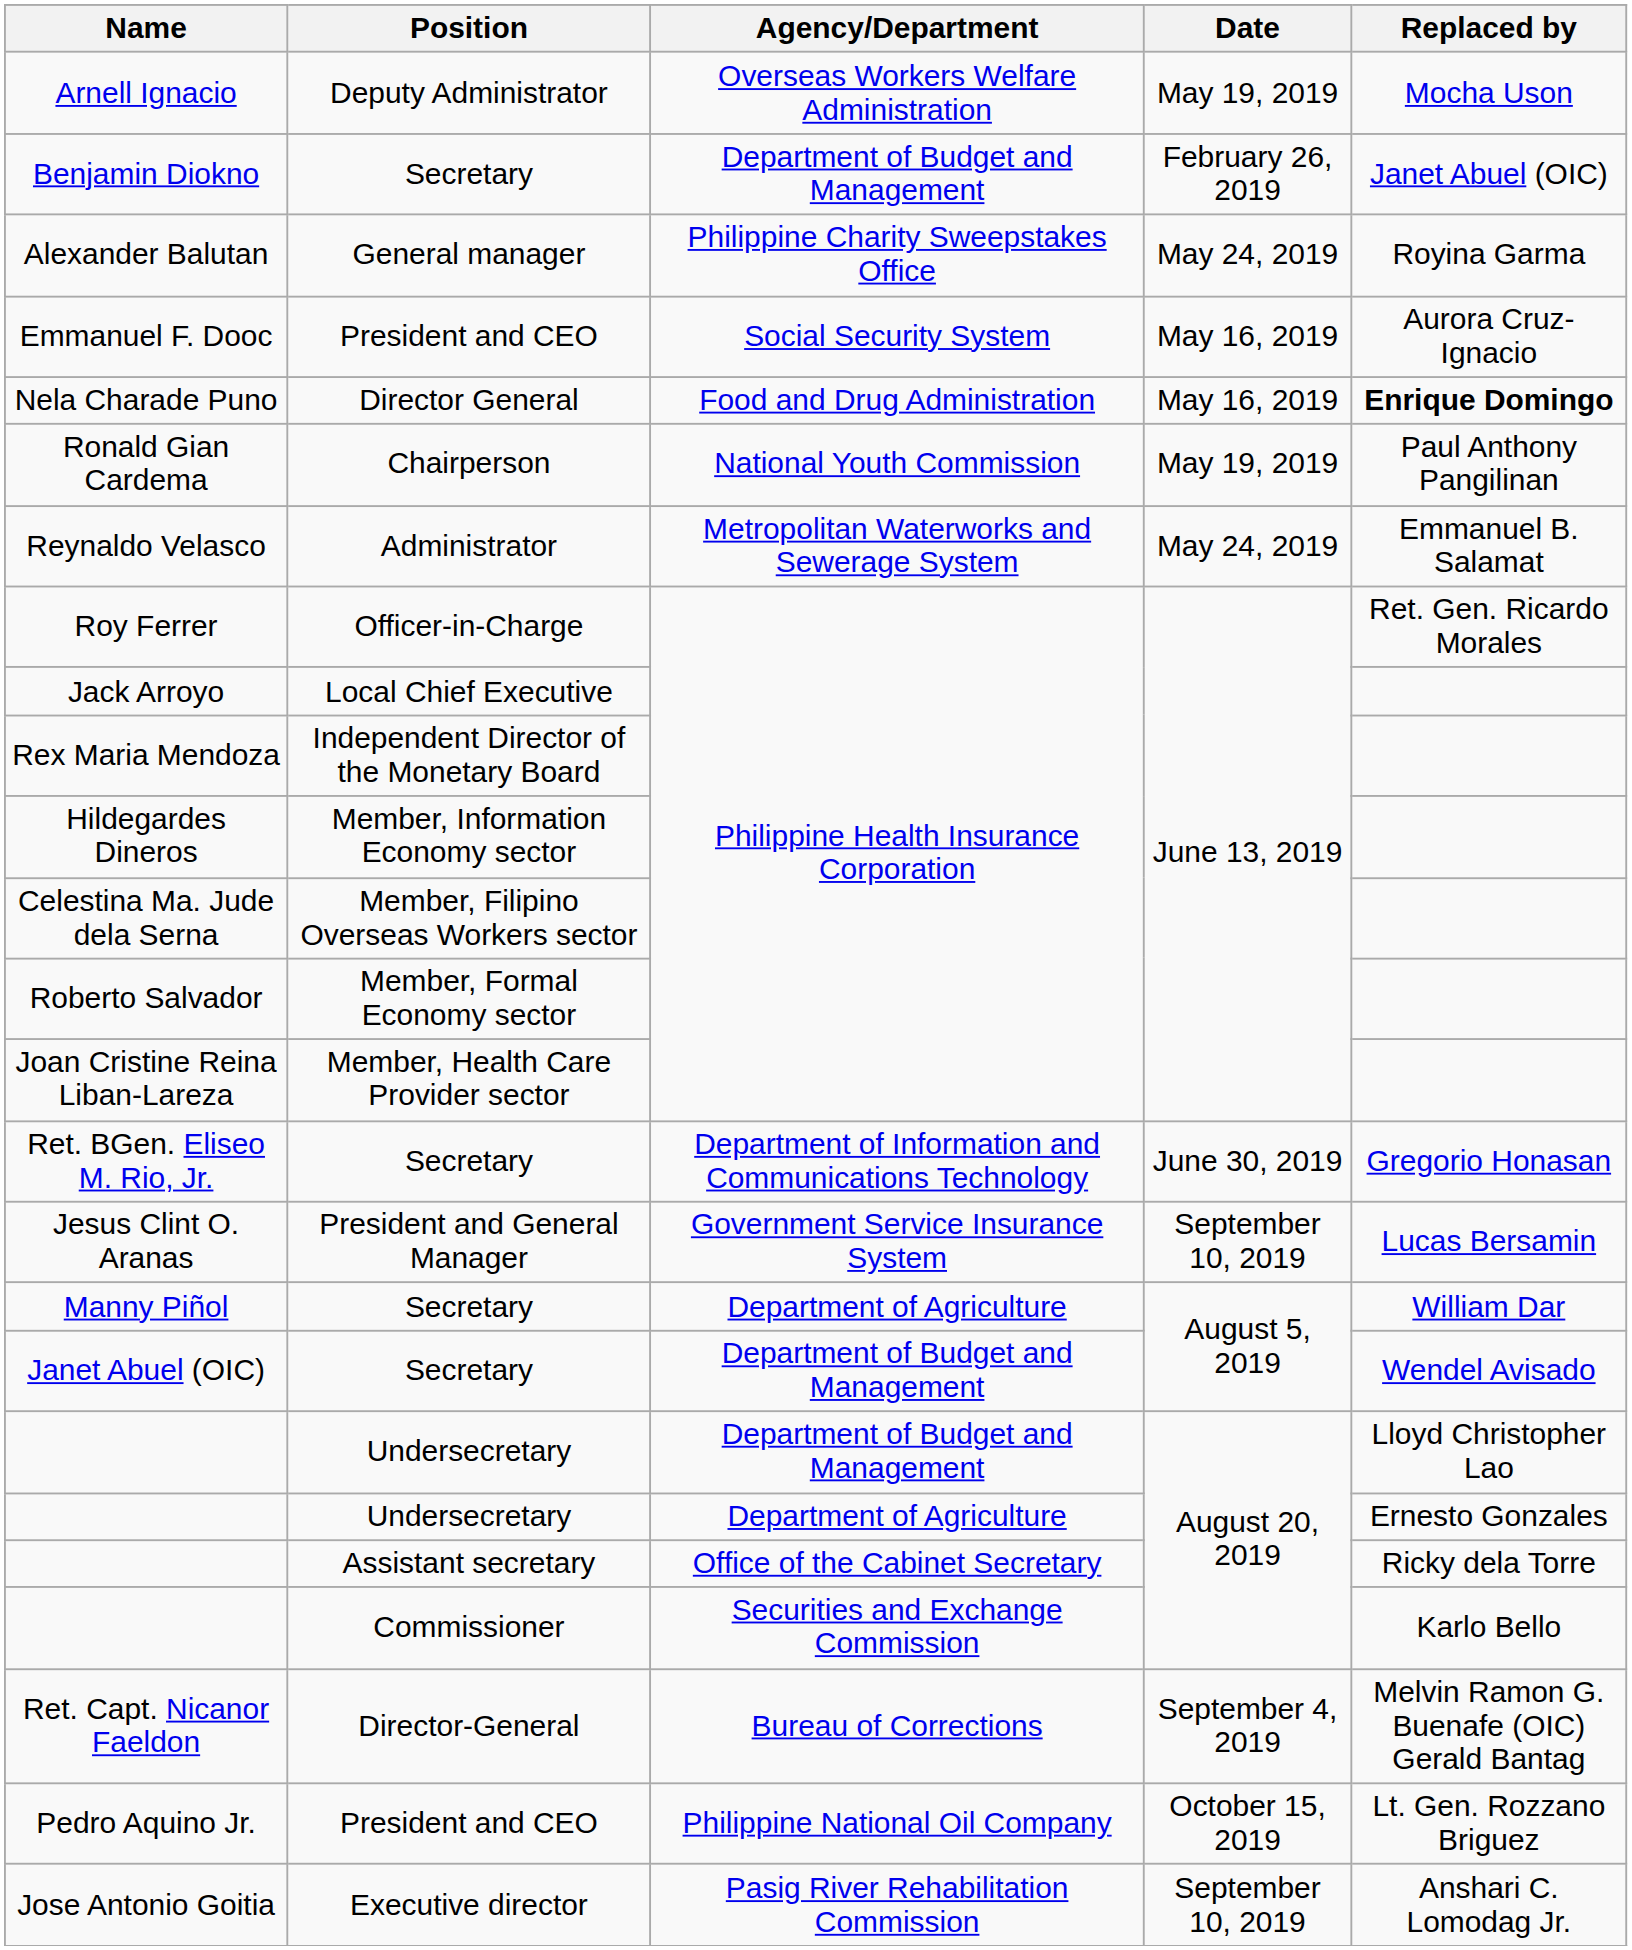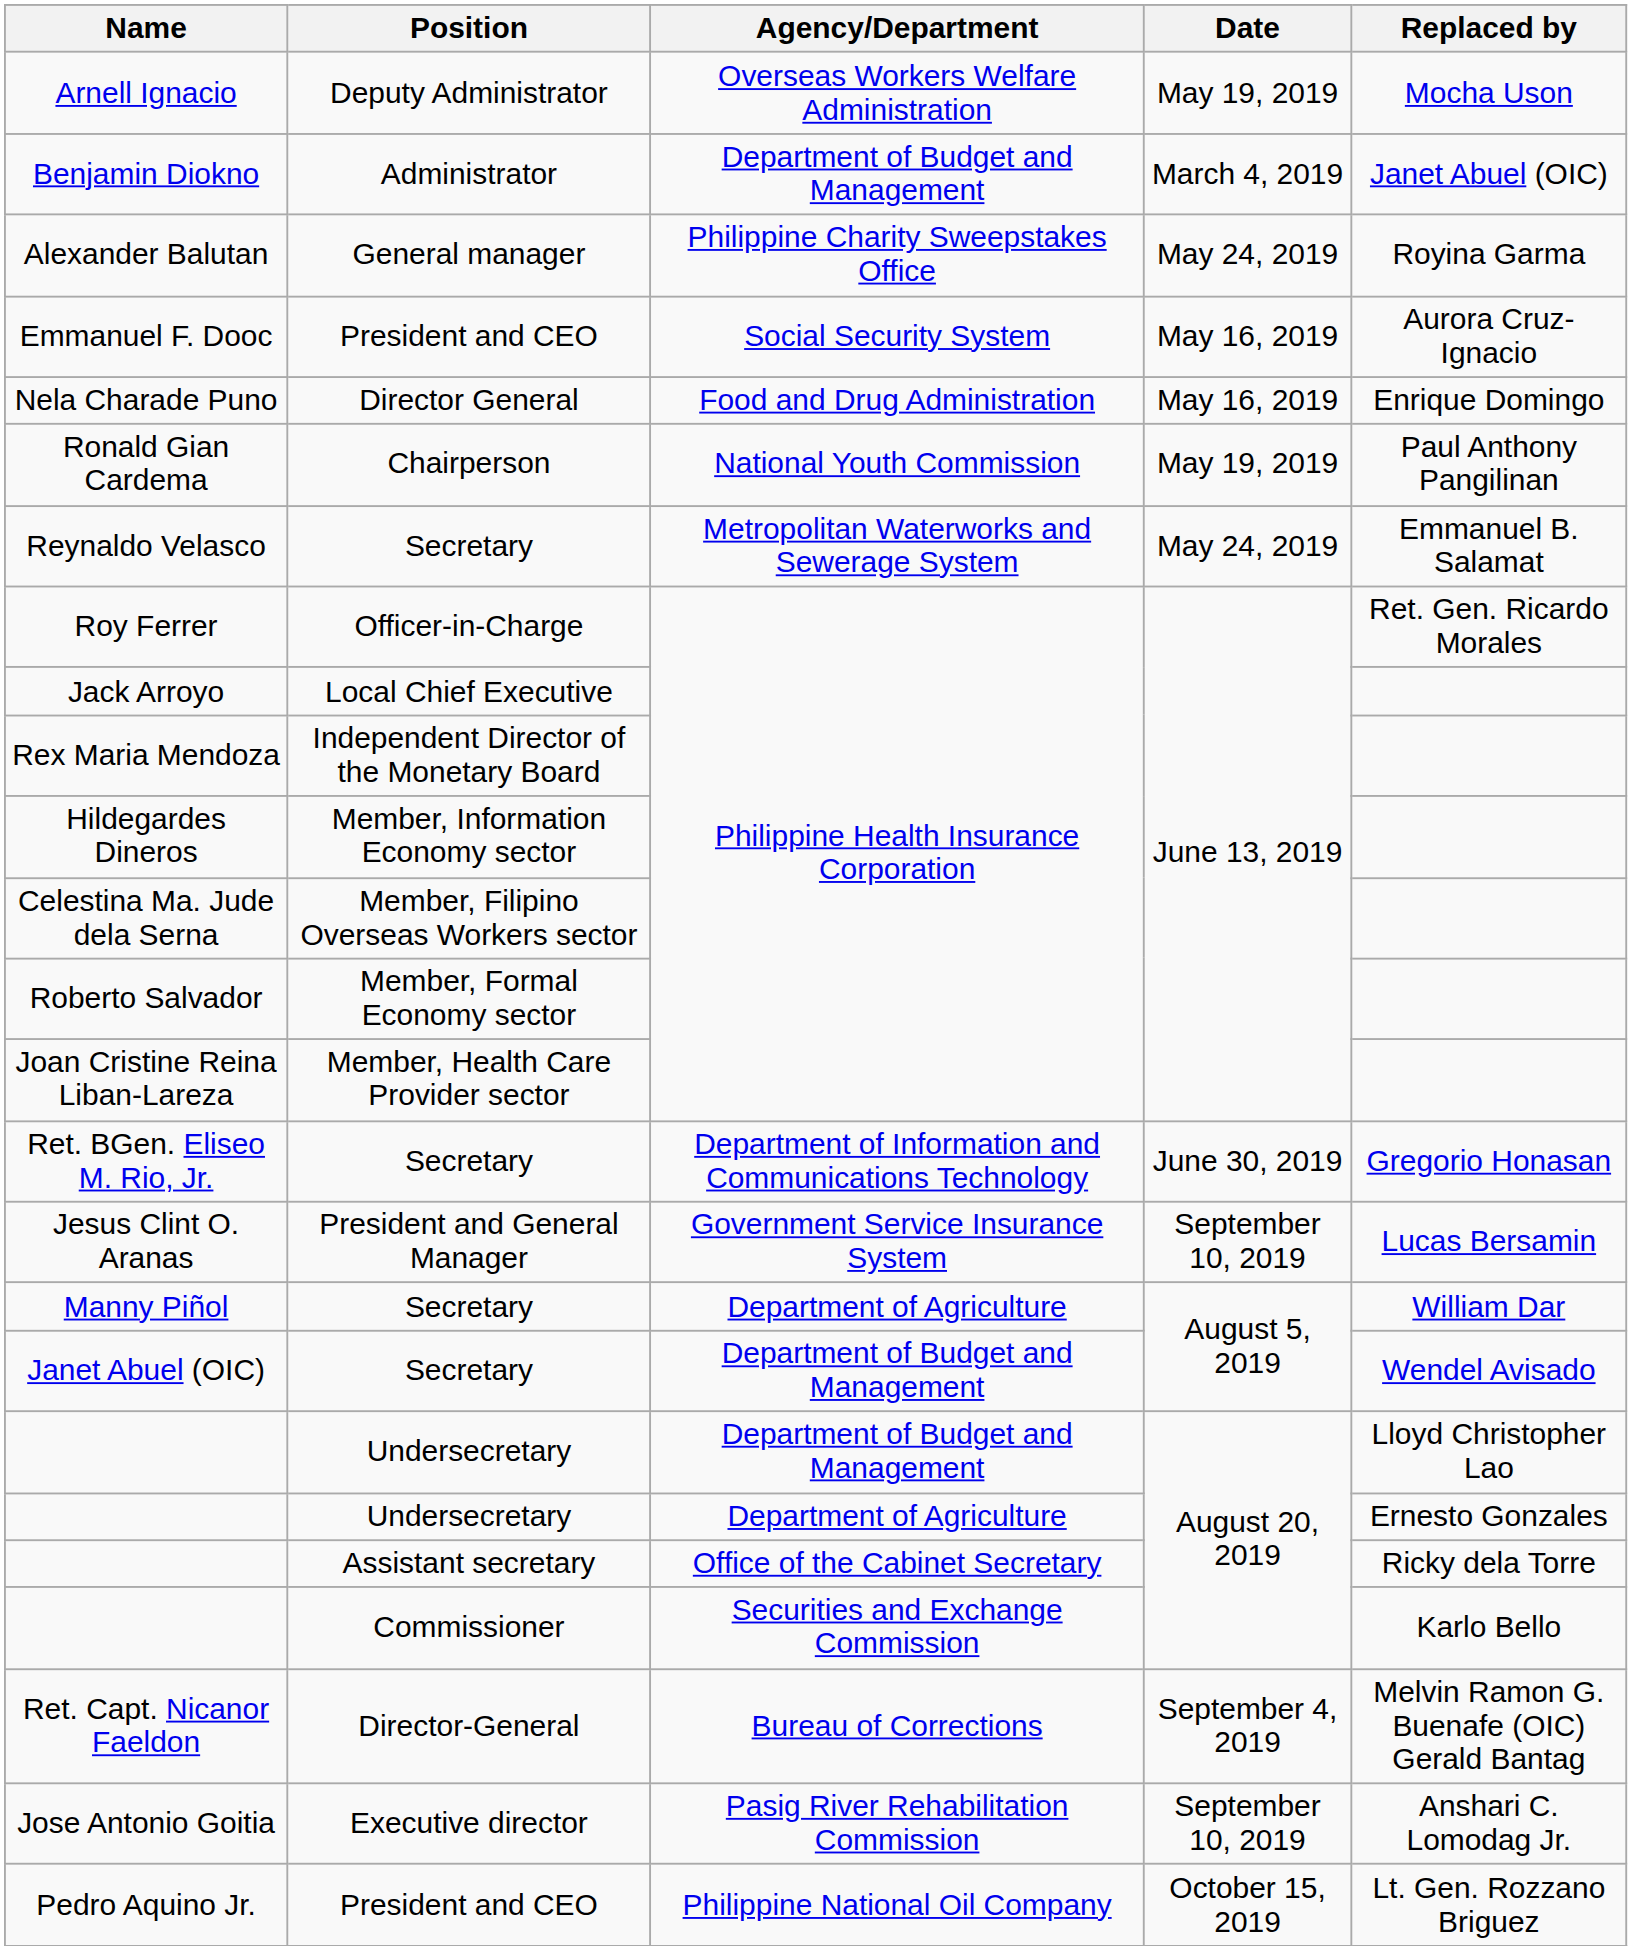(469, 173) Secretary -> (469, 173) Administrator
(1248, 173) February 26, 2019 -> (1248, 173) March 4, 2019
(1489, 400) bold -> (1489, 400) normal
(469, 545) Administrator -> (469, 545) Secretary
rows swapped: (146, 1904) <-> (146, 1823)
